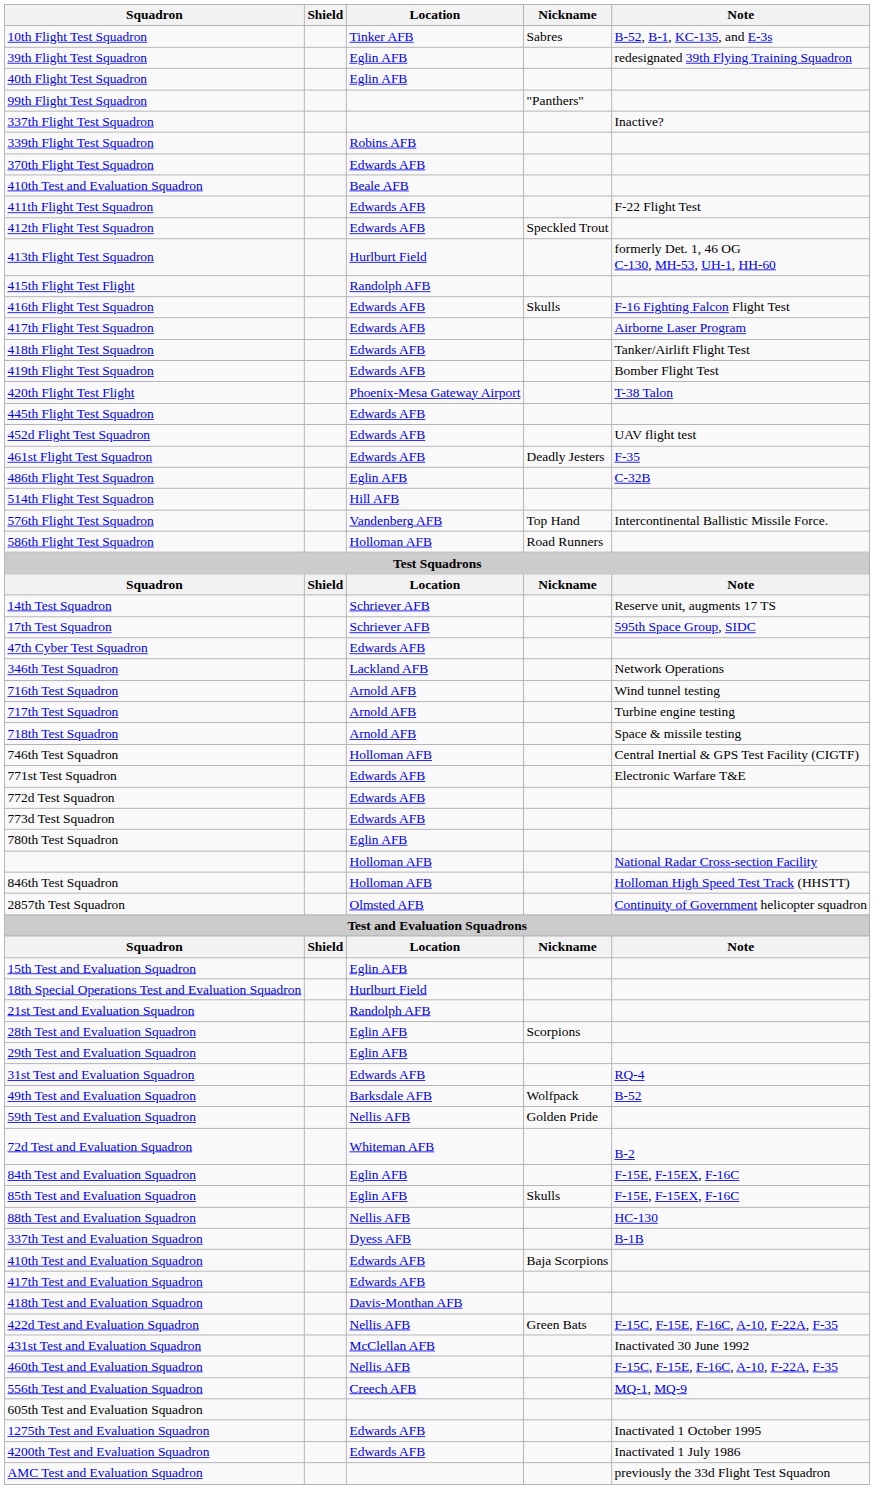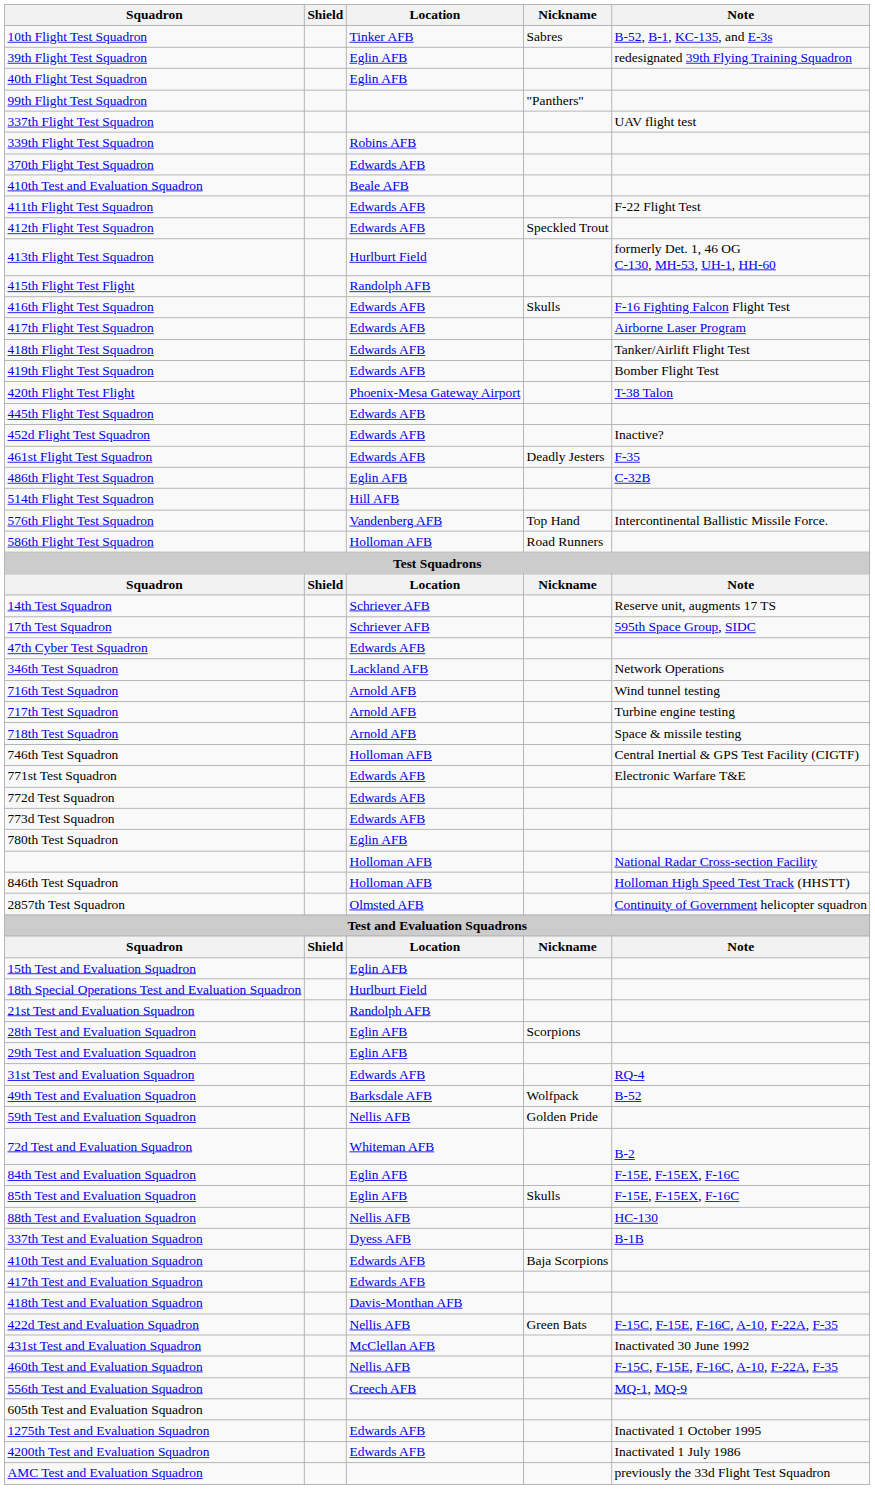(639, 121) Inactive? -> (655, 121) UAV flight test
(655, 435) UAV flight test -> (639, 435) Inactive?
